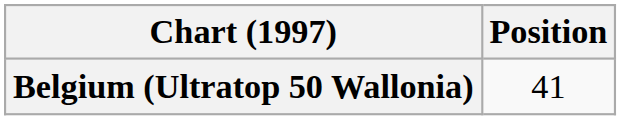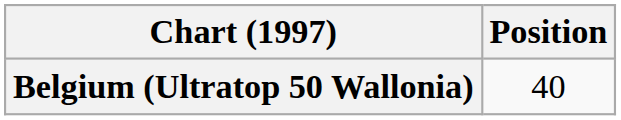(548, 85) 41 -> (548, 85) 40
